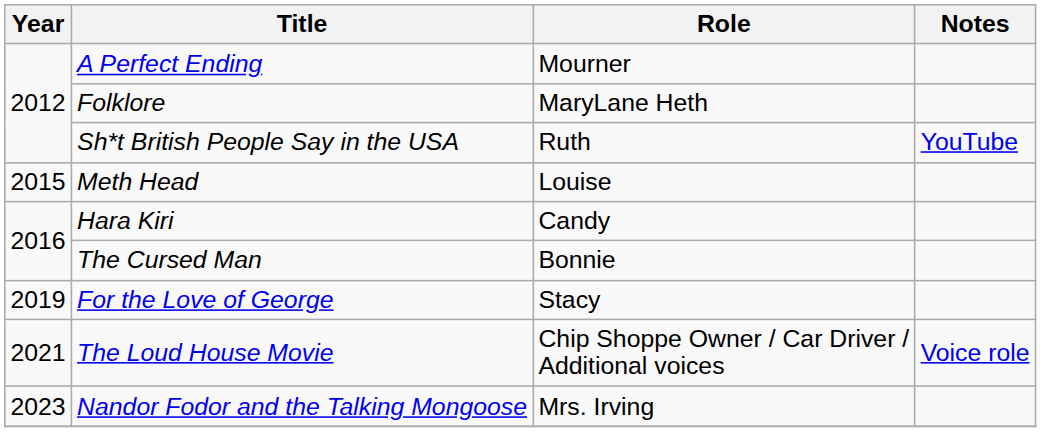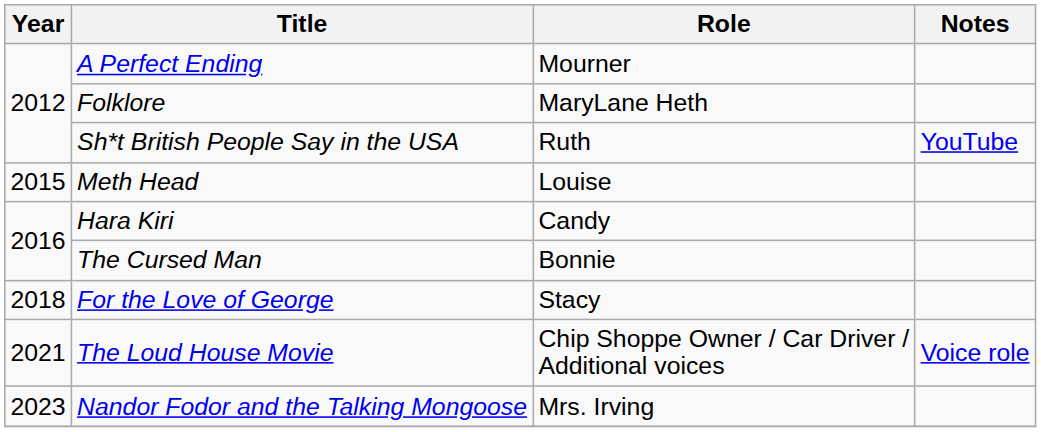(38, 299) 2019 -> (38, 299) 2018
